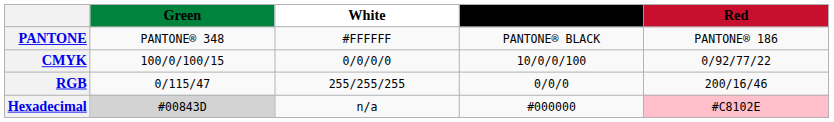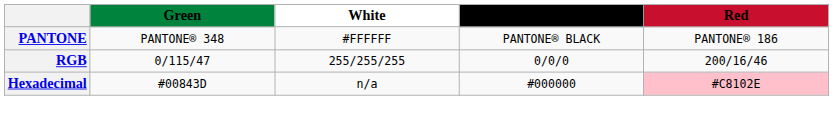- row: (64, 60)
(182, 107) lightgrey background -> (182, 84) no background
